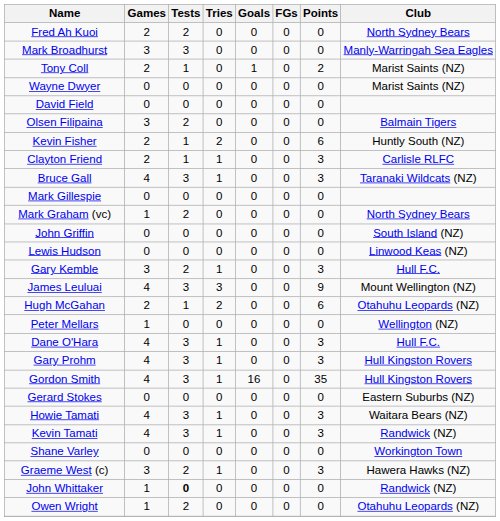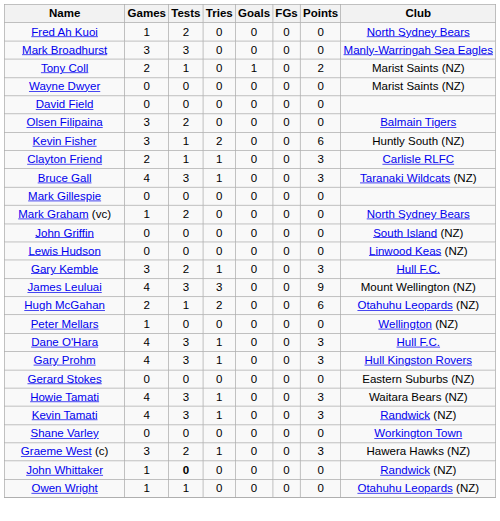(147, 31) 2 -> (147, 31) 1
(147, 141) 2 -> (147, 141) 3
- row: (65, 379)
(186, 506) 2 -> (186, 488) 1
